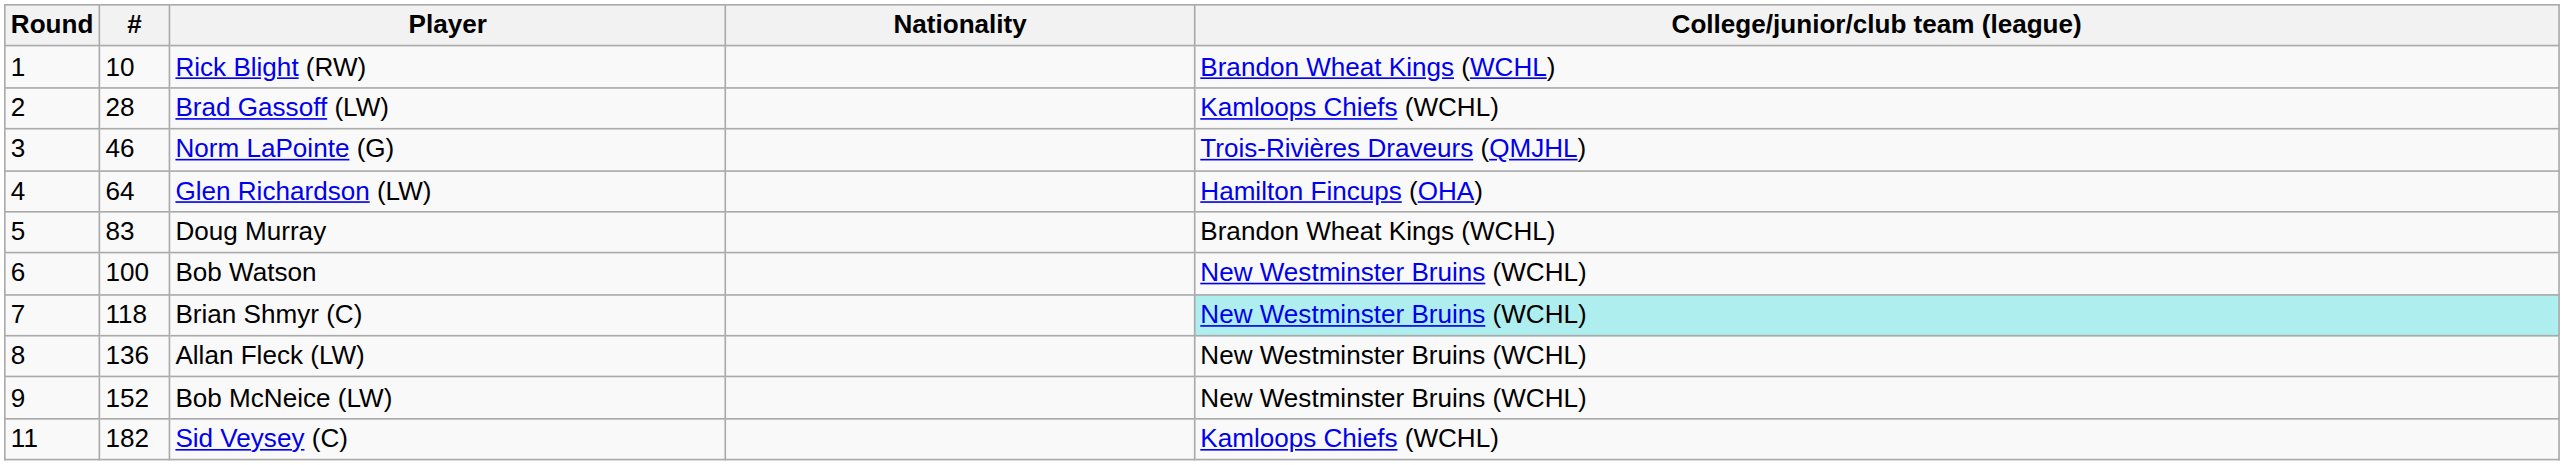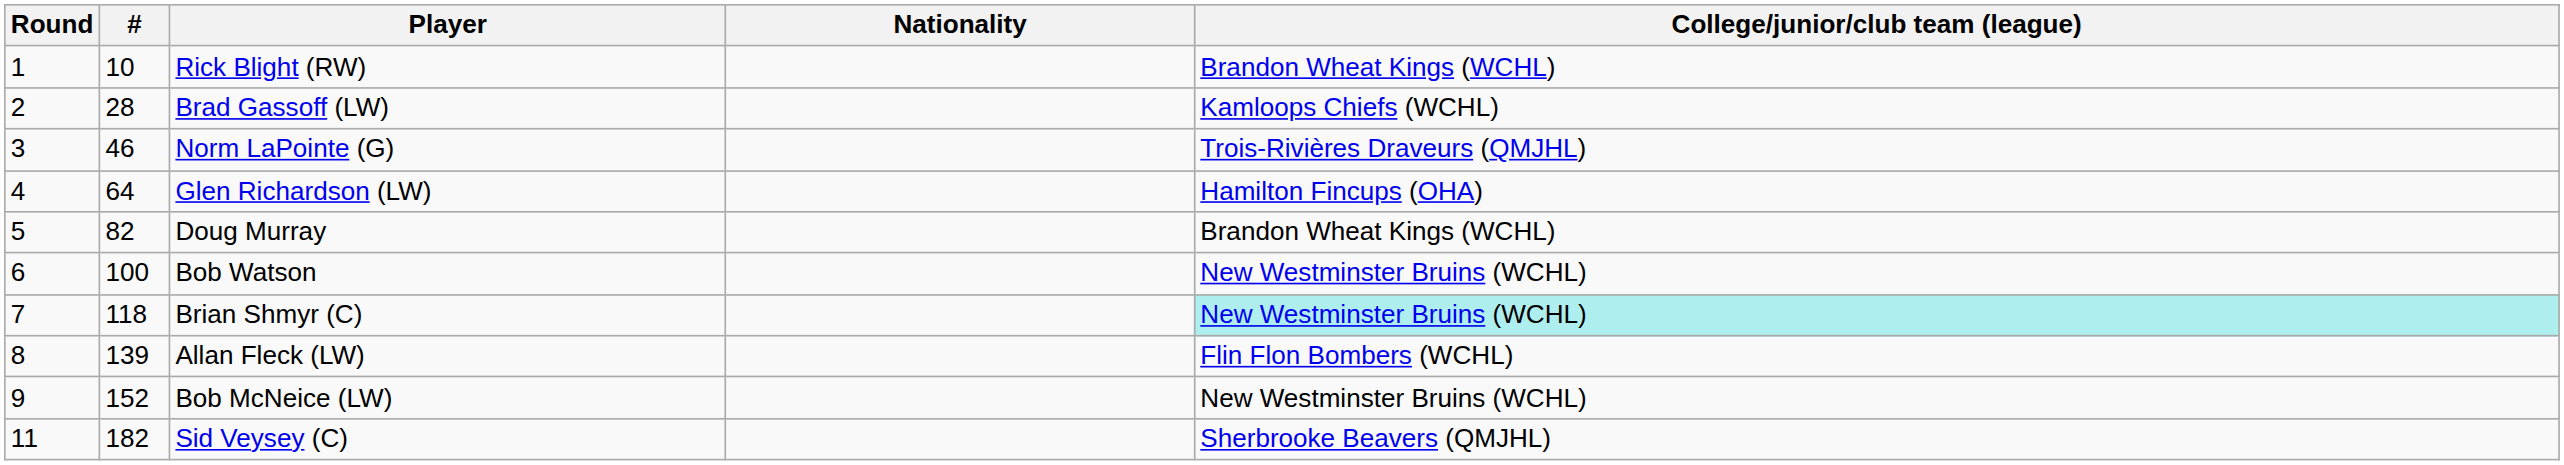(120, 231) 83 -> (120, 231) 82
(127, 356) 136 -> (127, 356) 139
(1394, 356) New Westminster Bruins (WCHL) -> (1357, 356) Flin Flon Bombers (WCHL)
(1350, 438) Kamloops Chiefs (WCHL) -> (1376, 438) Sherbrooke Beavers (QMJHL)
